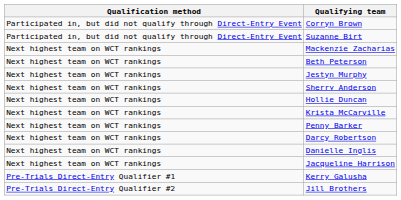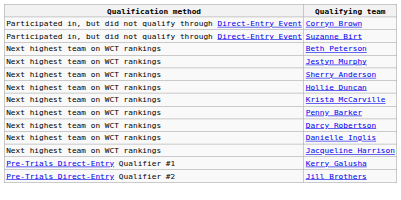- row: (350, 49)
